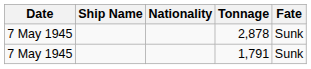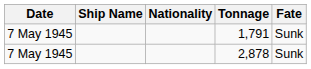rows swapped: (253, 34) <-> (253, 53)
